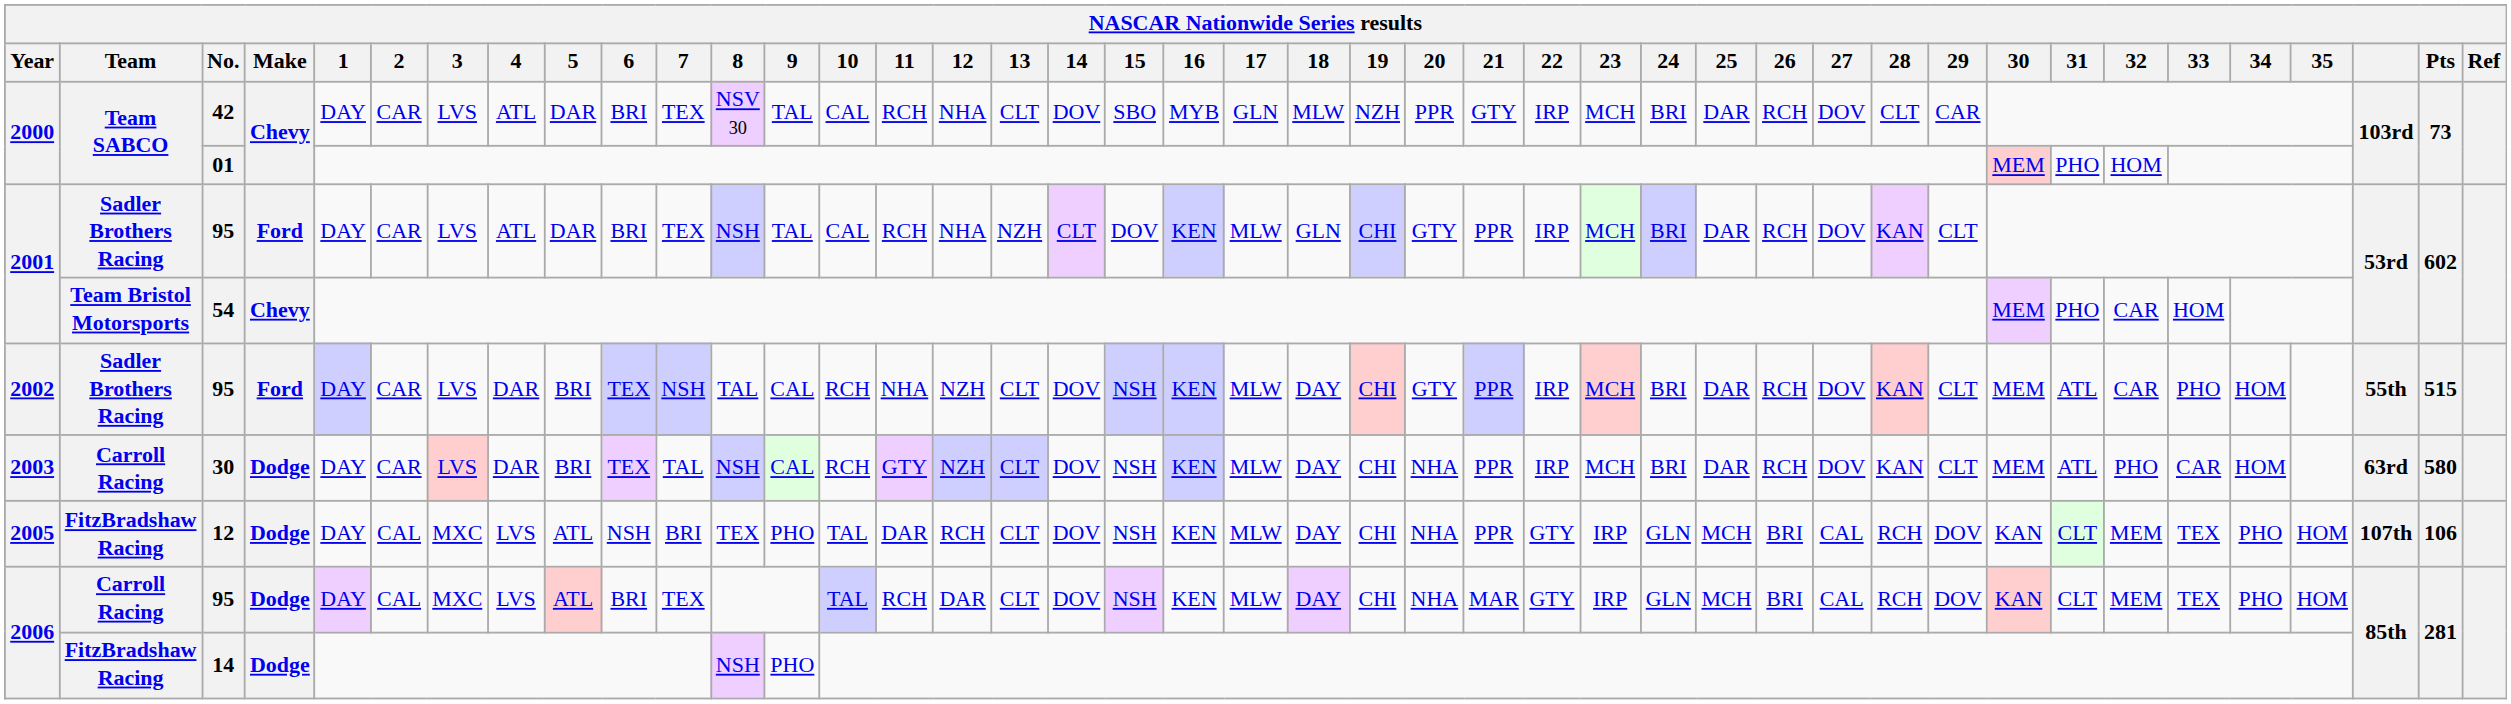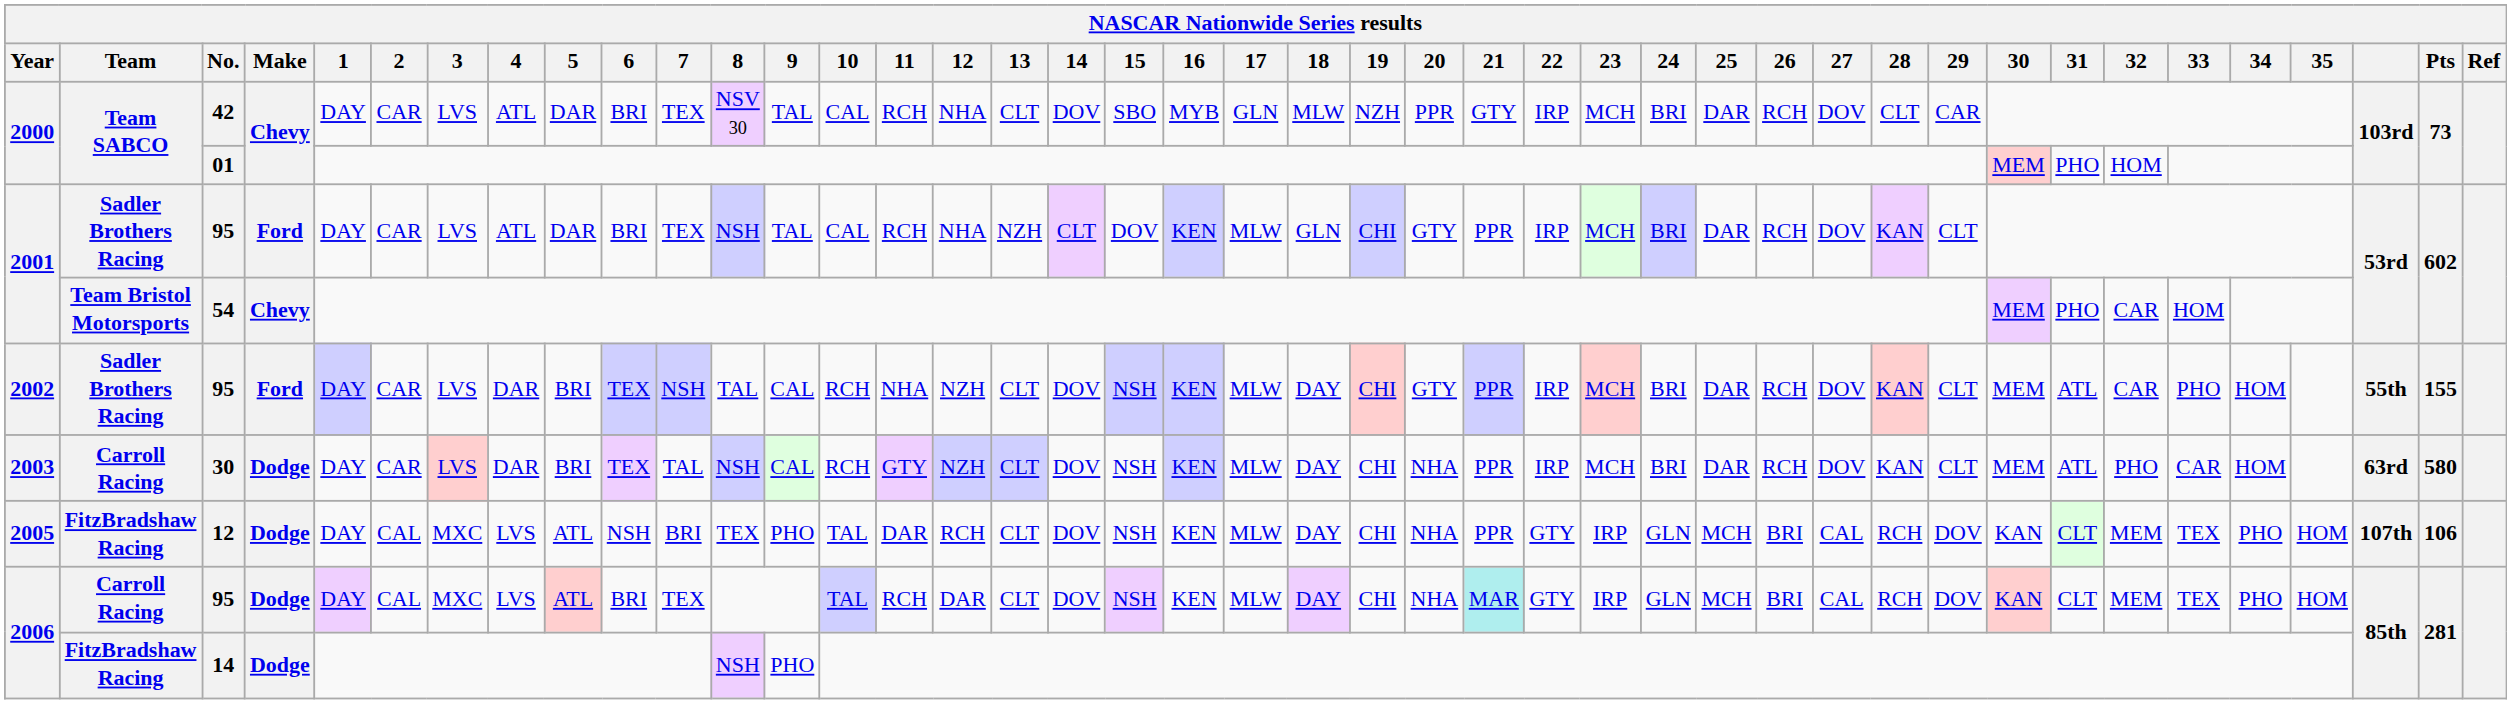(2440, 388) 515 -> (2440, 388) 155
(1494, 599) no background -> (1494, 599) paleturquoise background
